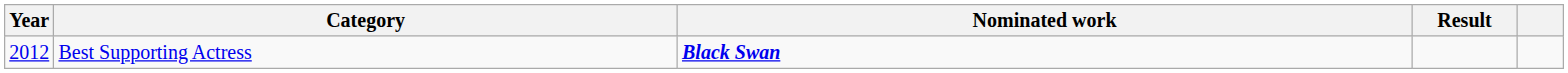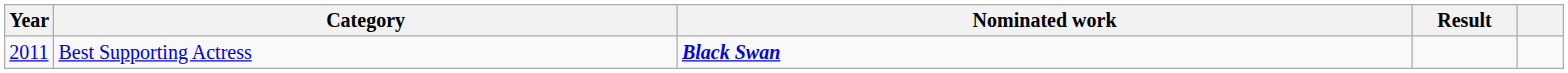(29, 52) 2012 -> (29, 52) 2011
